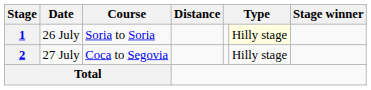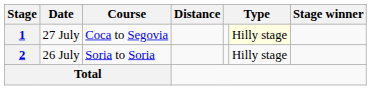(61, 34) 26 July -> (61, 34) 27 July
(120, 34) Soria to Soria -> (127, 34) Coca to Segovia
(61, 54) 27 July -> (61, 54) 26 July
(127, 54) Coca to Segovia -> (120, 54) Soria to Soria
